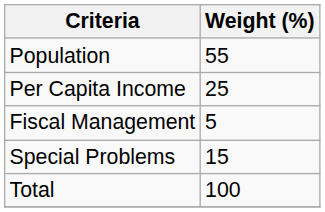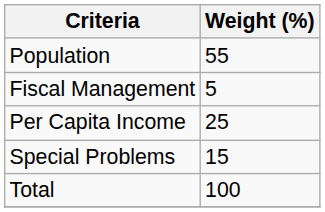rows swapped: (98, 88) <-> (102, 122)
